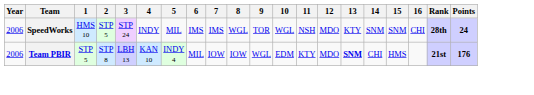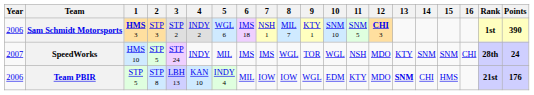+ row: (75, 29)
(15, 29) 2006 -> (15, 53) 2007
